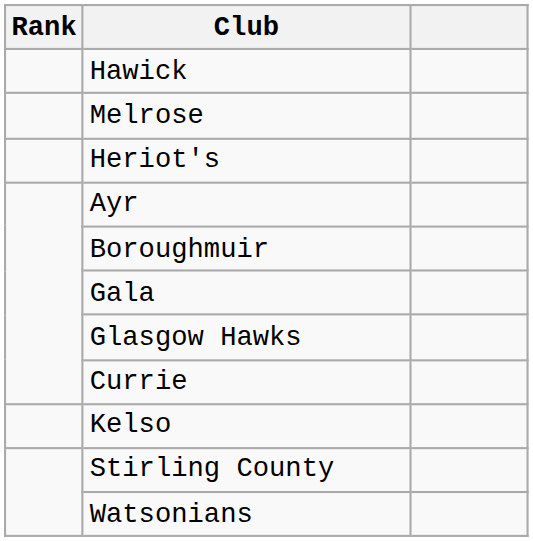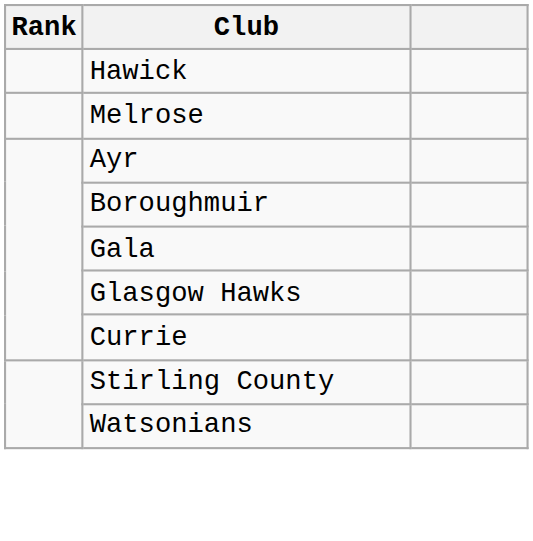- row: (155, 160)
- row: (130, 426)
